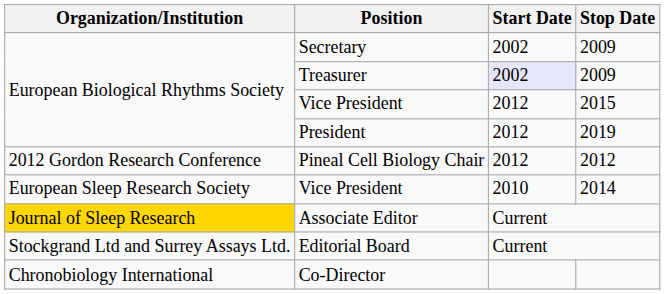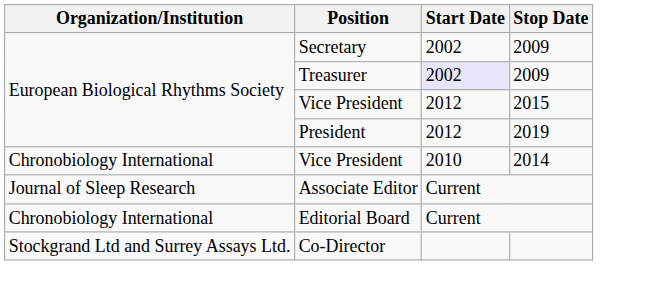- row: (391, 160)
(129, 189) European Sleep Research Society -> (111, 160) Chronobiology International
(102, 217) gold background -> (102, 189) no background
(150, 246) Stockgrand Ltd and Surrey Assays Ltd. -> (111, 217) Chronobiology International
(111, 274) Chronobiology International -> (150, 246) Stockgrand Ltd and Surrey Assays Ltd.
